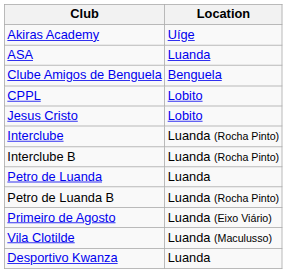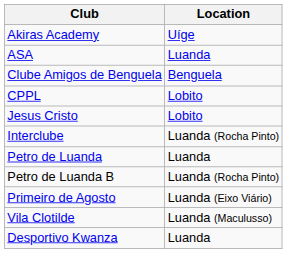- row: (42, 156)
